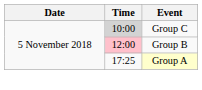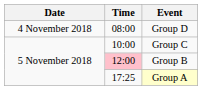+ row: (170, 28)
(123, 28) lightgrey background -> (123, 45) no background
